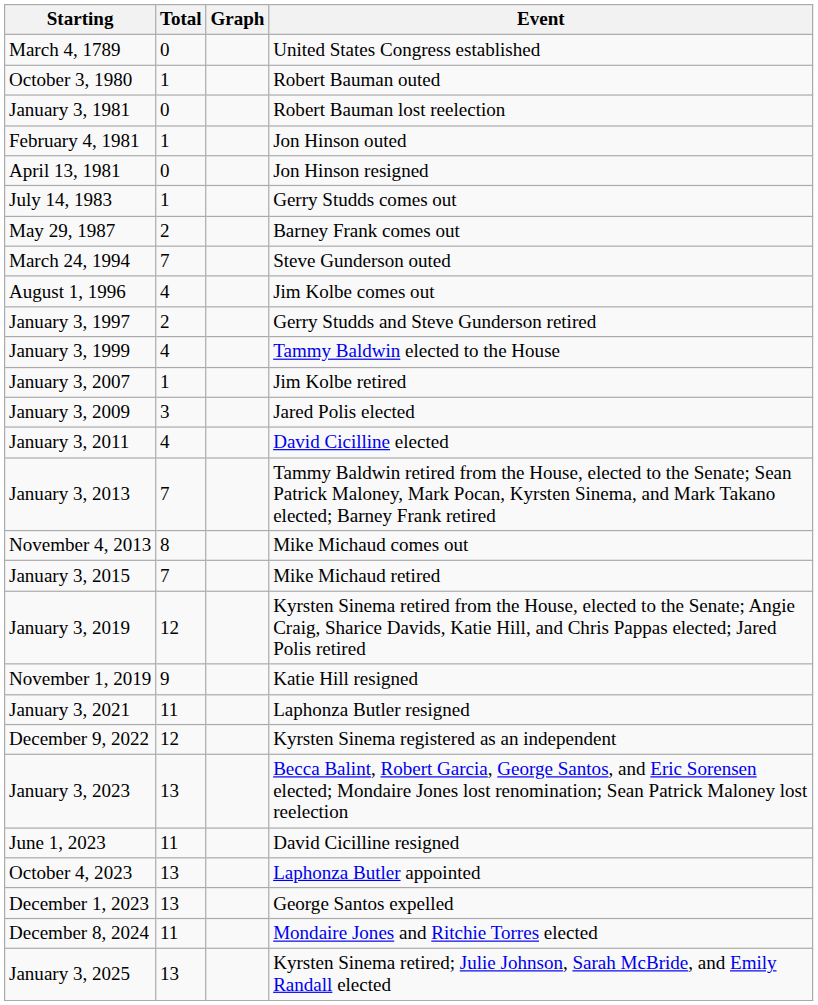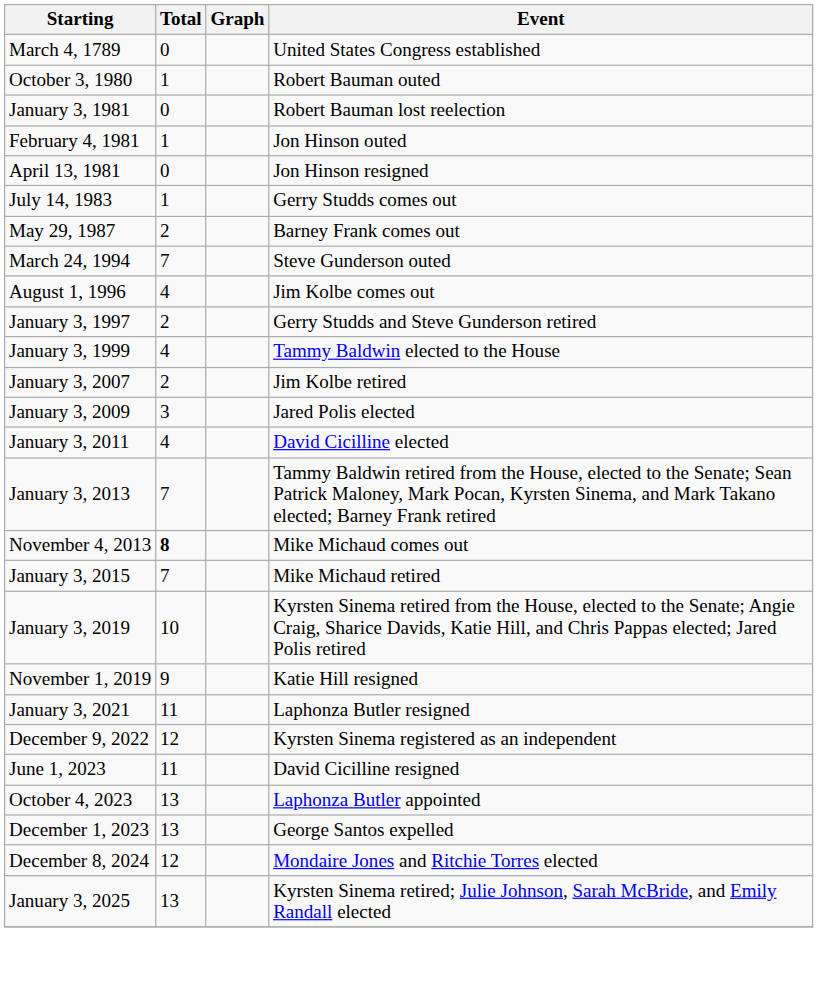(165, 381) 1 -> (165, 381) 2
(165, 545) normal -> (165, 545) bold
(170, 627) 12 -> (170, 627) 10
- row: (70, 791)
(169, 933) 11 -> (170, 860) 12
